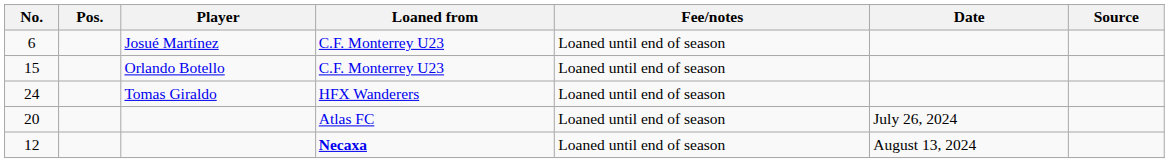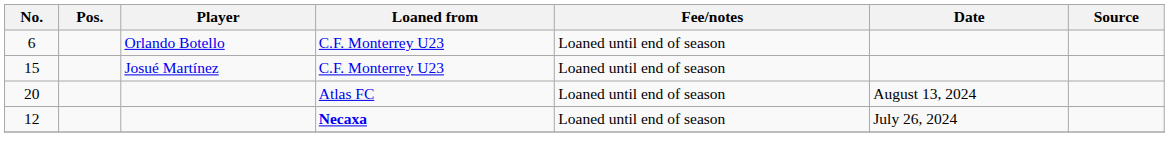(172, 43) Josué Martínez -> (175, 43) Orlando Botello
(175, 68) Orlando Botello -> (172, 68) Josué Martínez
- row: (32, 94)
(915, 119) July 26, 2024 -> (925, 94) August 13, 2024
(925, 145) August 13, 2024 -> (915, 119) July 26, 2024
